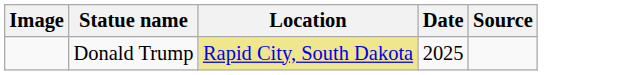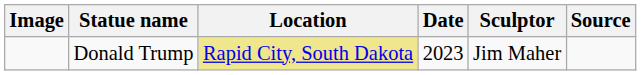+ column: (517, 20)
(443, 53) 2025 -> (443, 53) 2023
